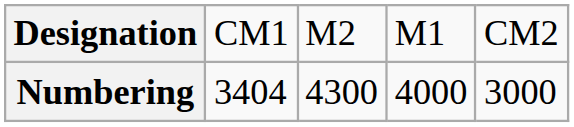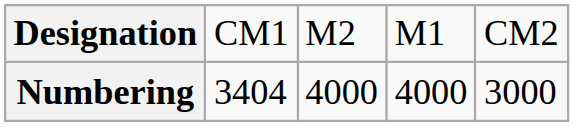(342, 90) 4300 -> (342, 90) 4000
